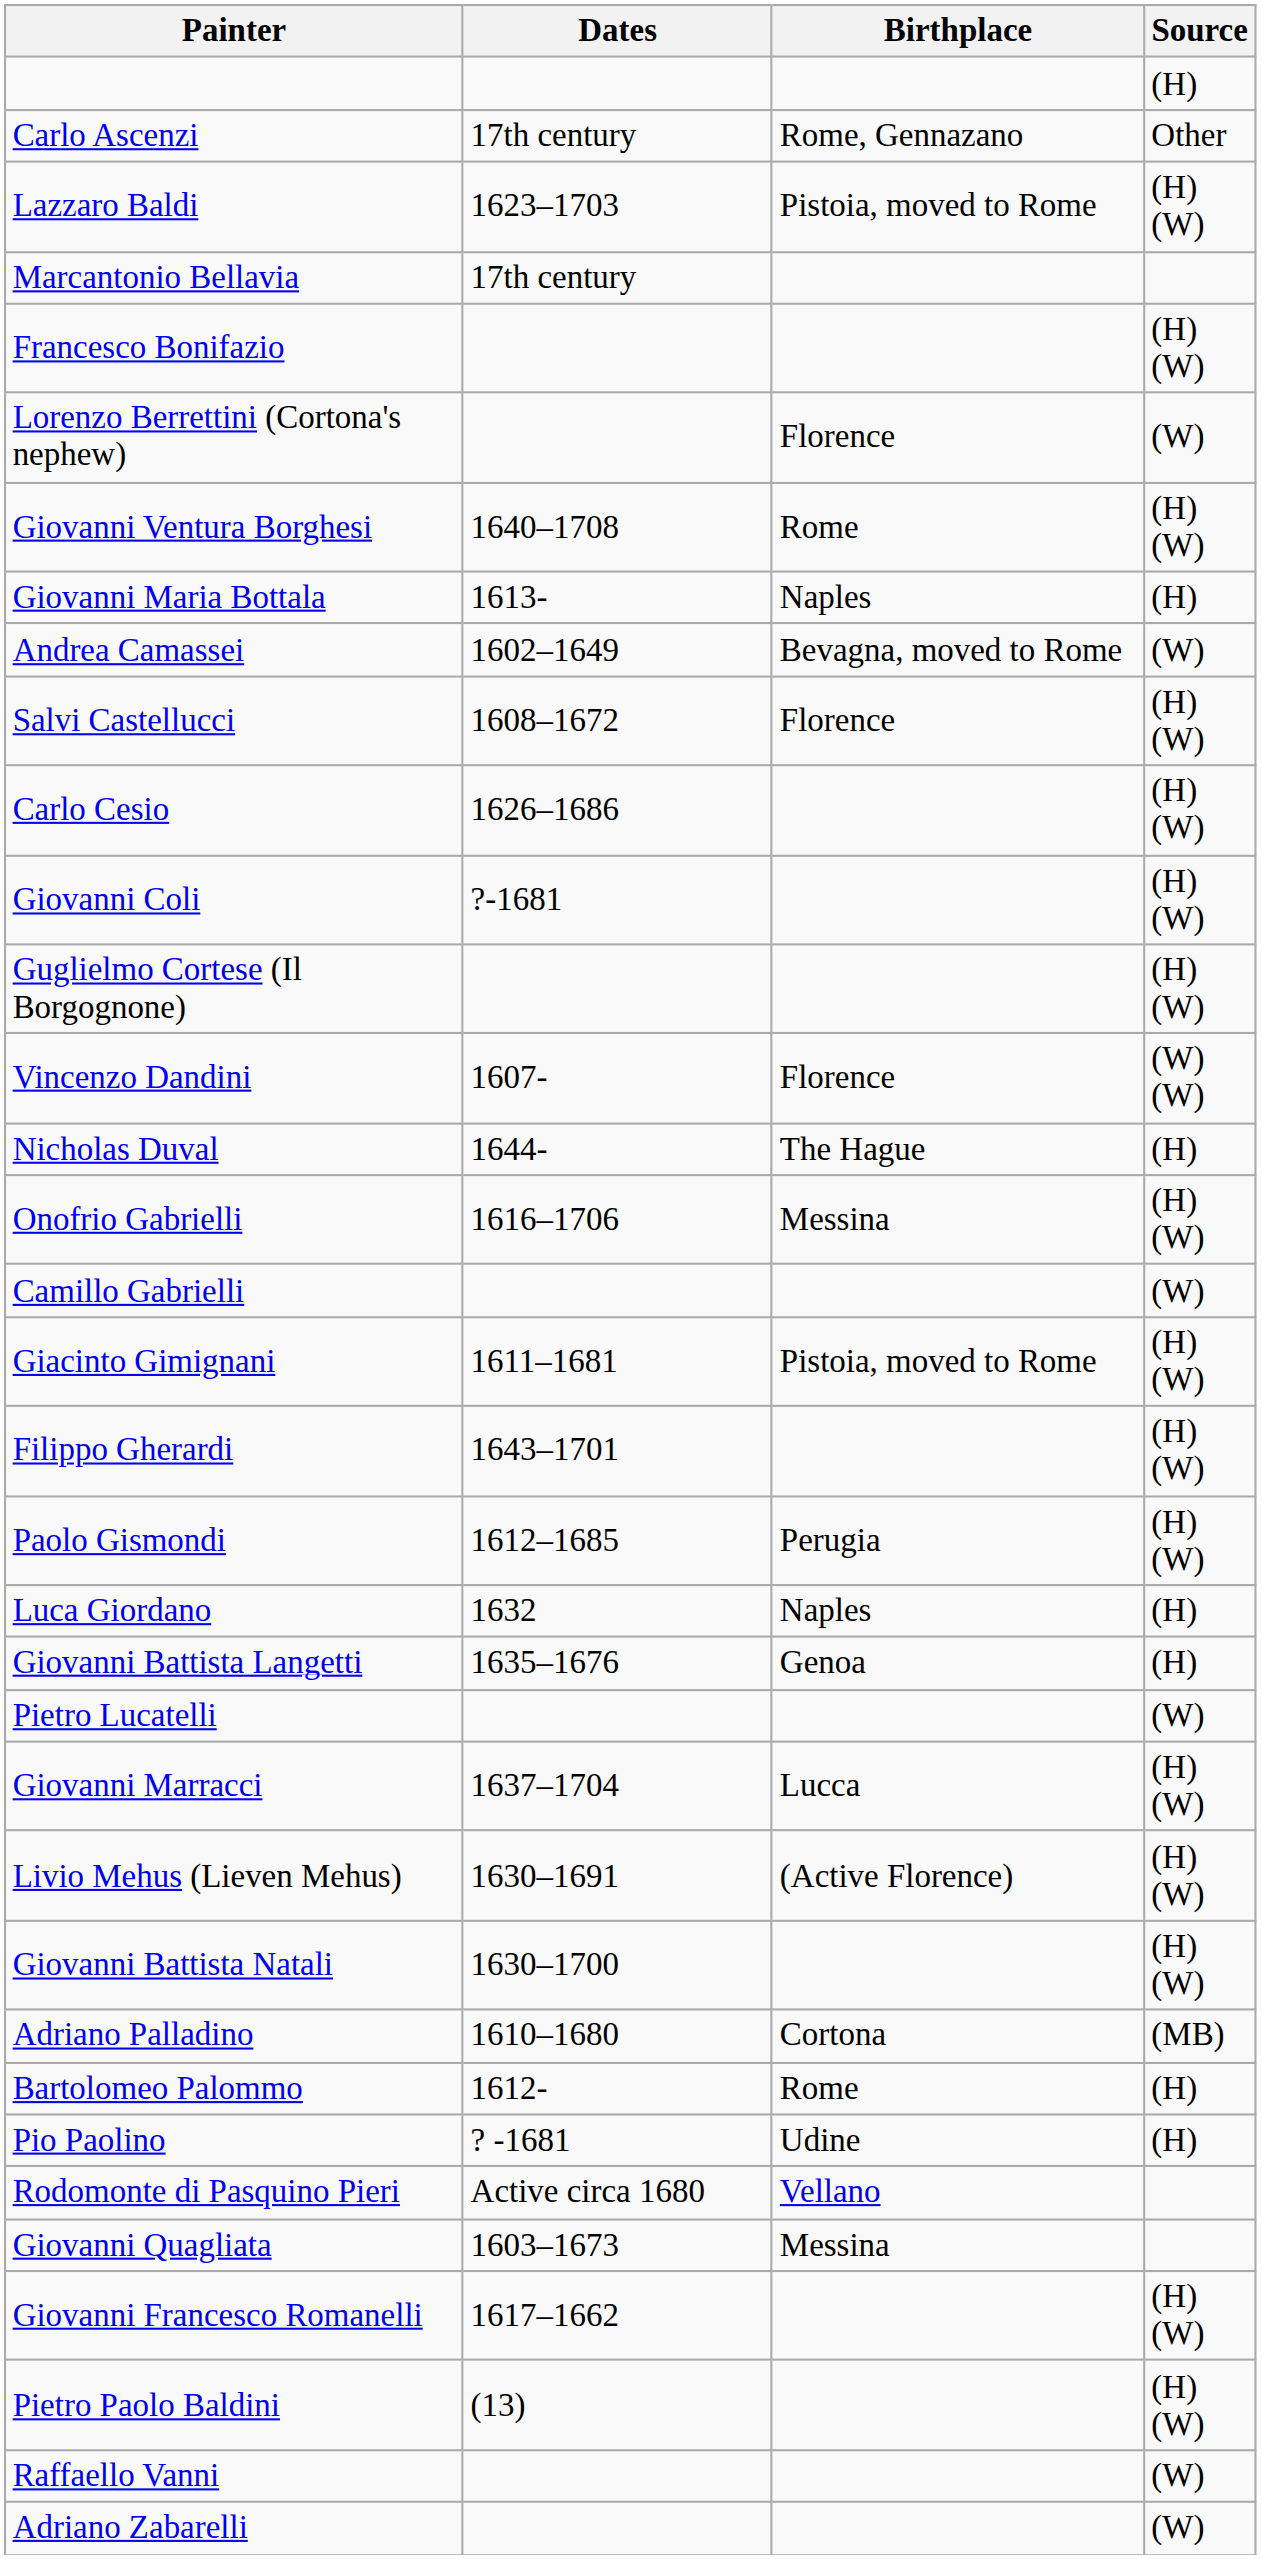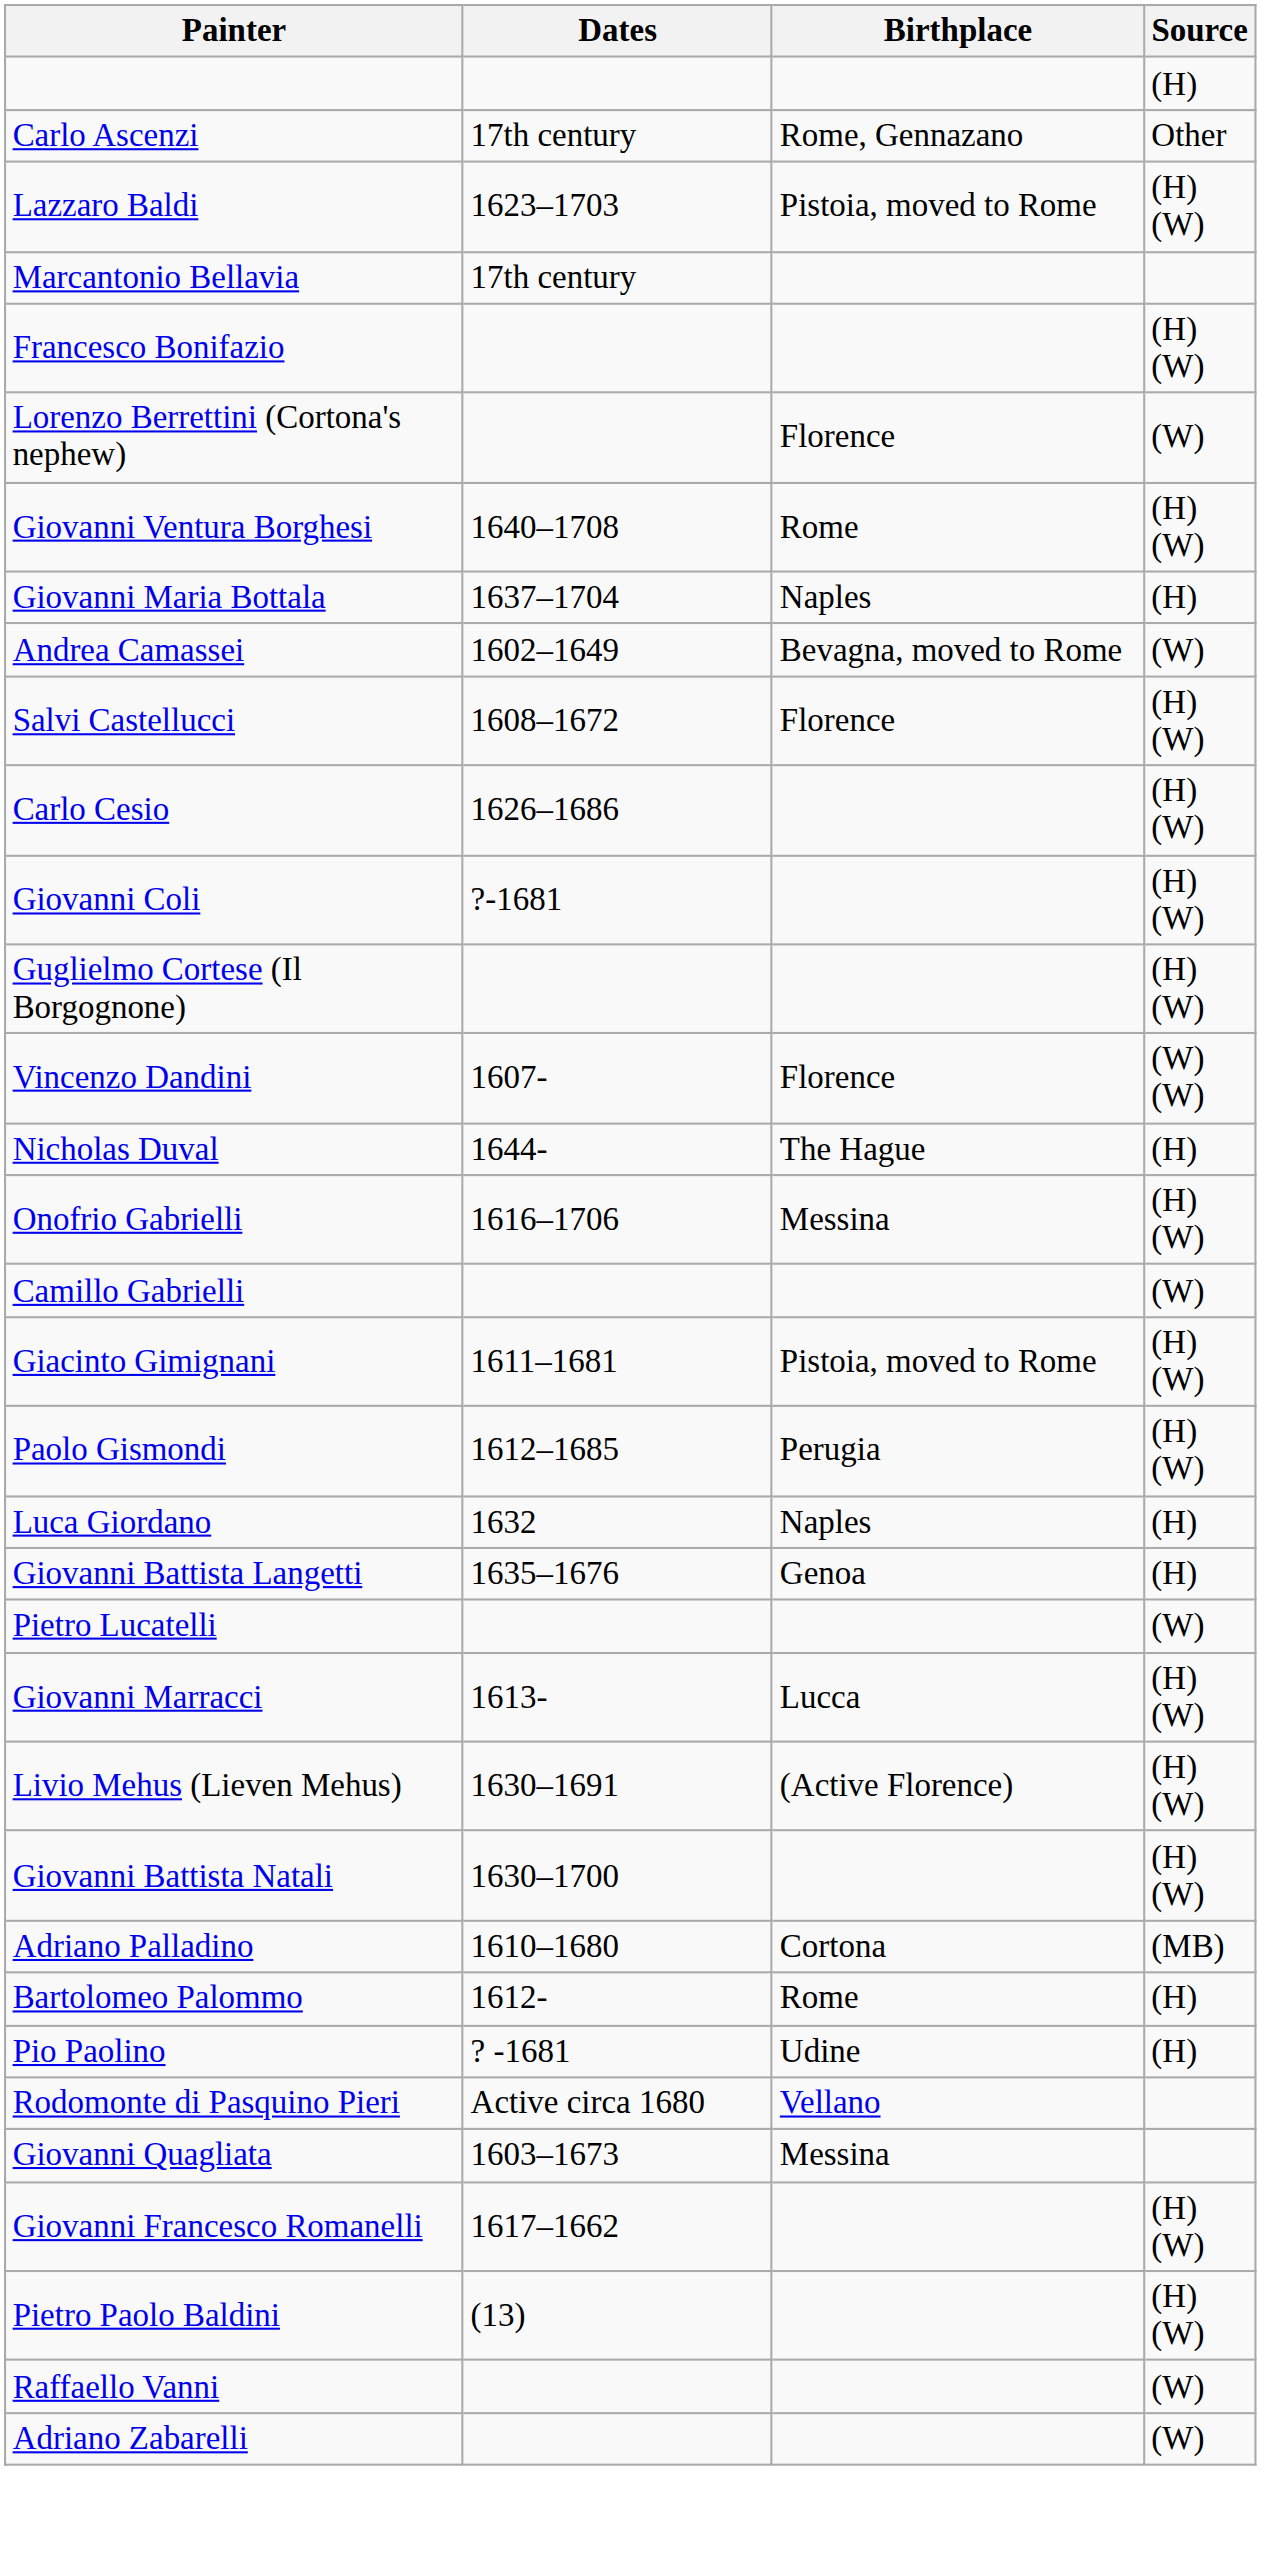(509, 597) 1613- -> (545, 597) 1637–1704
- row: (123, 1450)
(545, 1785) 1637–1704 -> (509, 1696) 1613-
